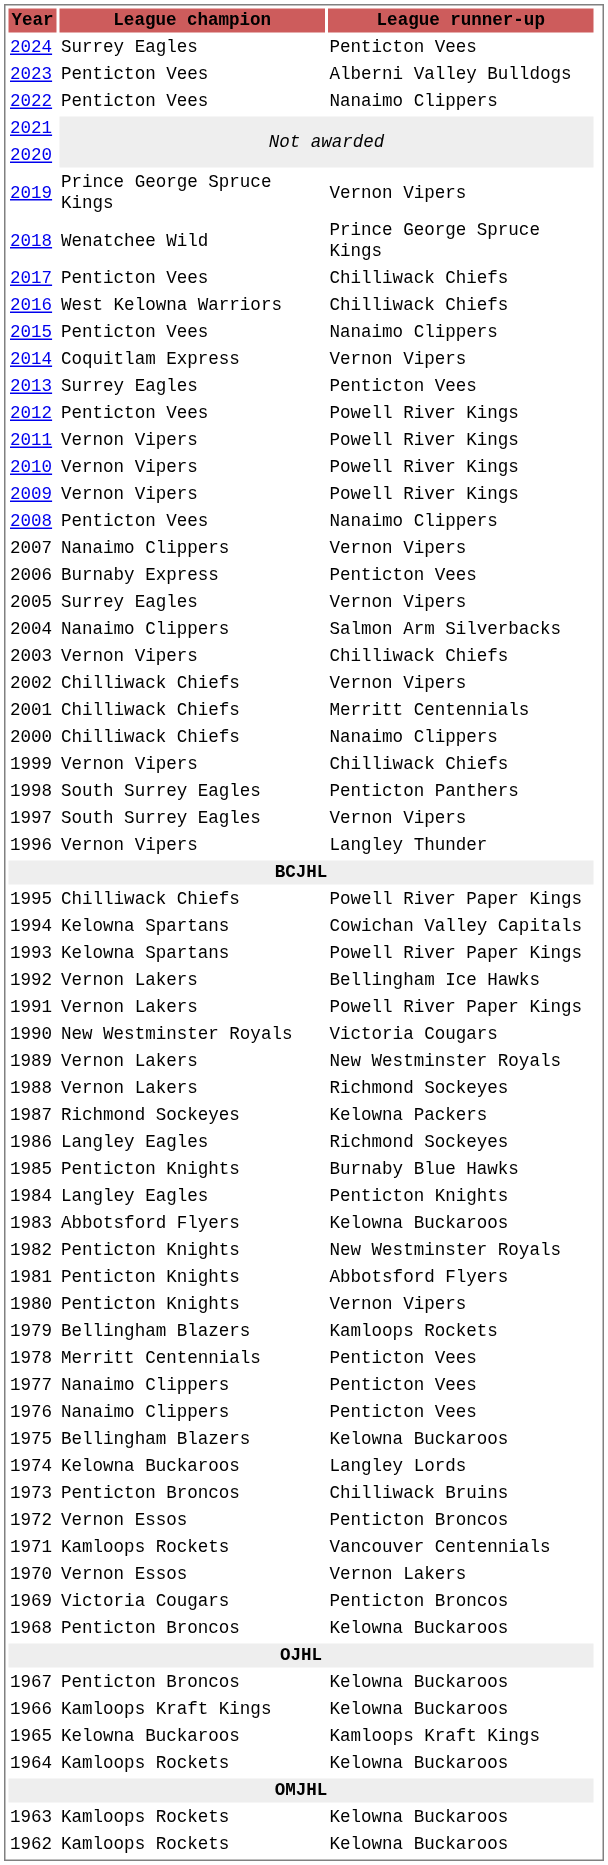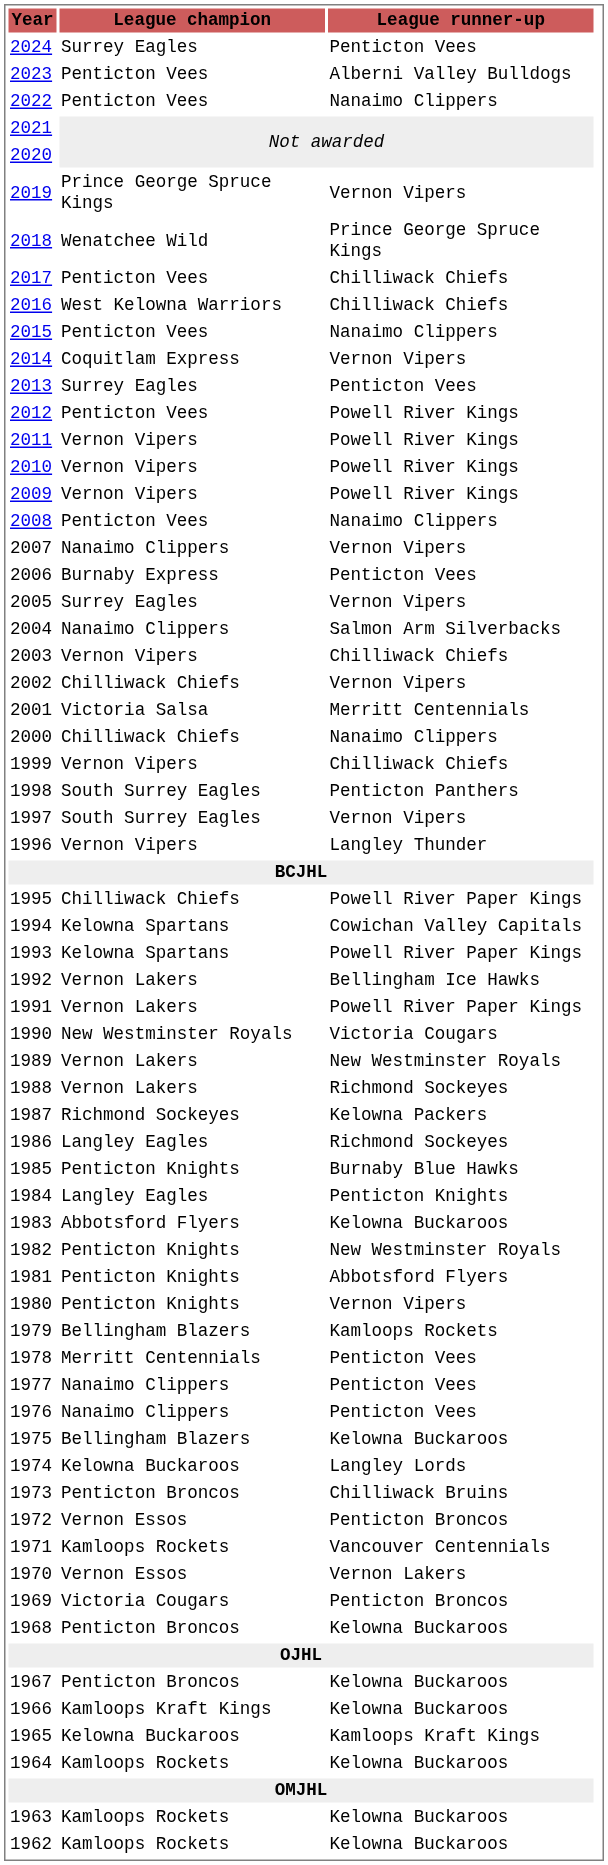(150, 710) Chilliwack Chiefs -> (135, 710) Victoria Salsa
